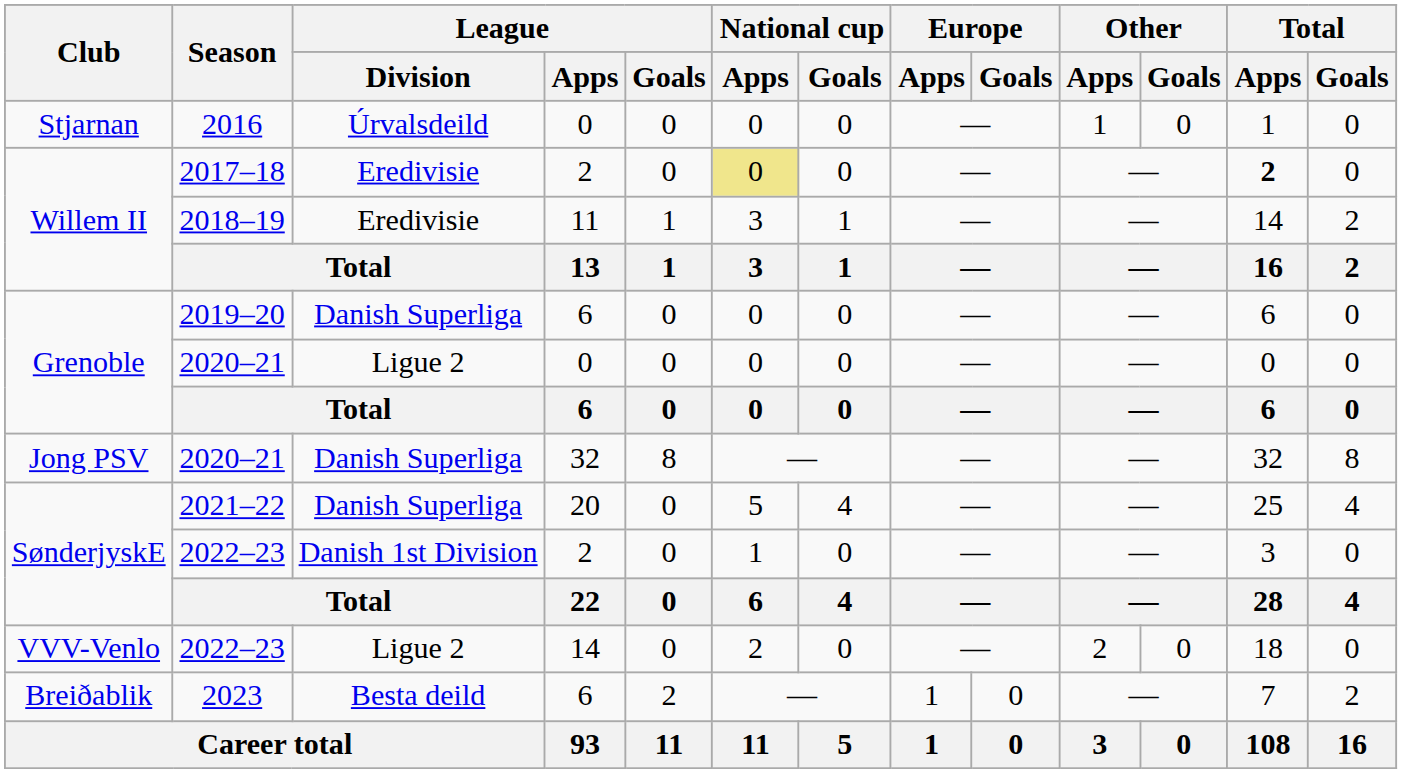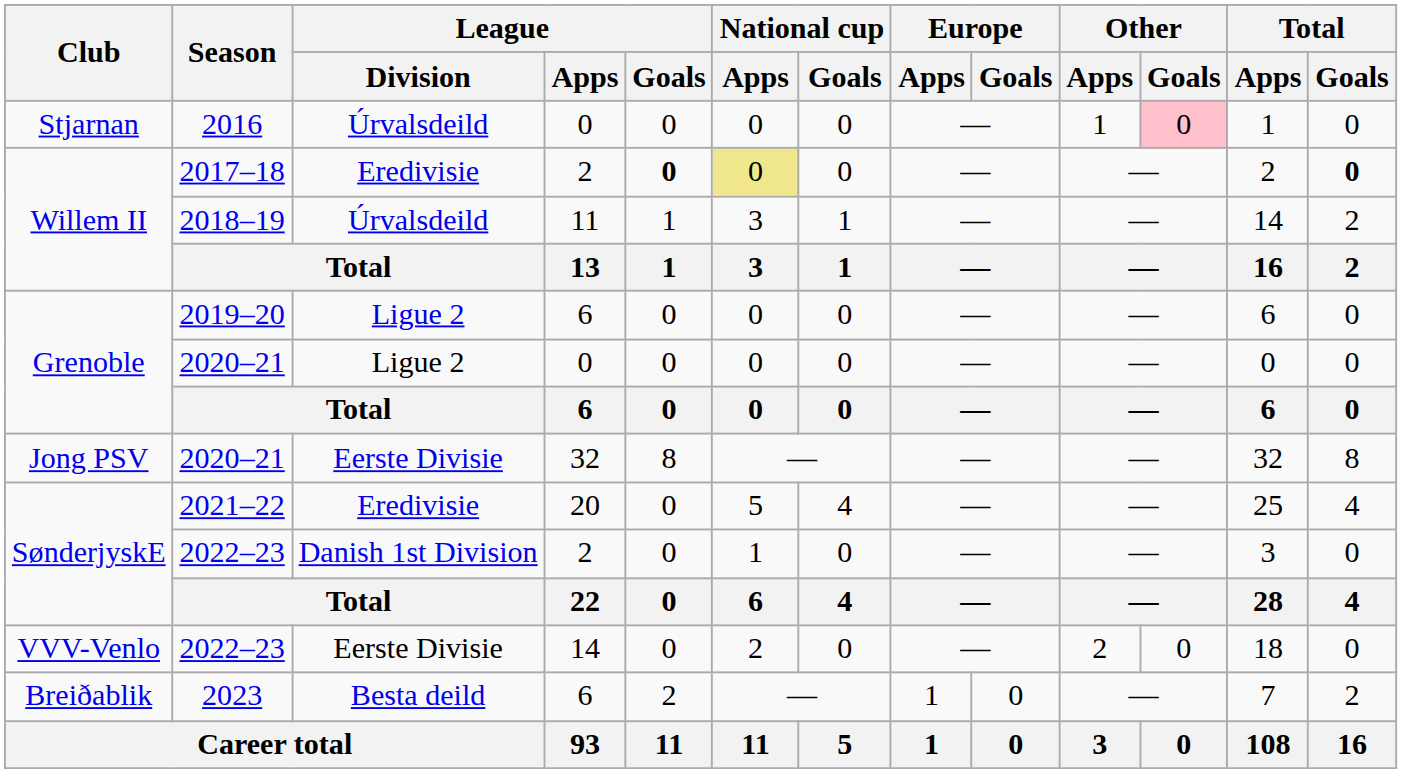(1184, 123) no background -> (1184, 123) pink background
(669, 171) normal -> (669, 171) bold
(1268, 171) bold -> (1268, 171) normal
(1352, 171) normal -> (1352, 171) bold
(418, 219) Eredivisie -> (418, 219) Úrvalsdeild
(418, 314) Danish Superliga -> (418, 314) Ligue 2
(418, 457) Danish Superliga -> (418, 457) Eerste Divisie
(418, 505) Danish Superliga -> (418, 505) Eredivisie
(418, 648) Ligue 2 -> (418, 648) Eerste Divisie
